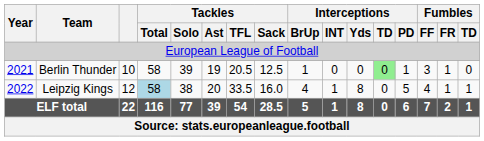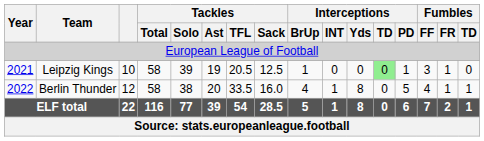(78, 70) Berlin Thunder -> (78, 70) Leipzig Kings
(78, 88) Leipzig Kings -> (78, 88) Berlin Thunder
(154, 88) lightblue background -> (154, 88) no background
